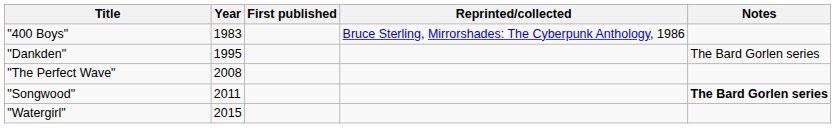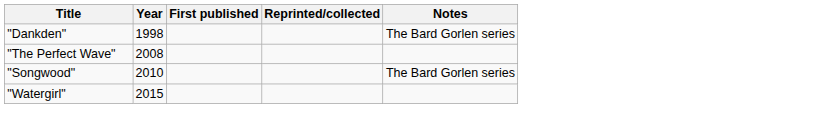- row: (38, 34)
(228, 53) 1995 -> (149, 34) 1998
(227, 93) 2011 -> (149, 73) 2010
(759, 93) bold -> (450, 73) normal
